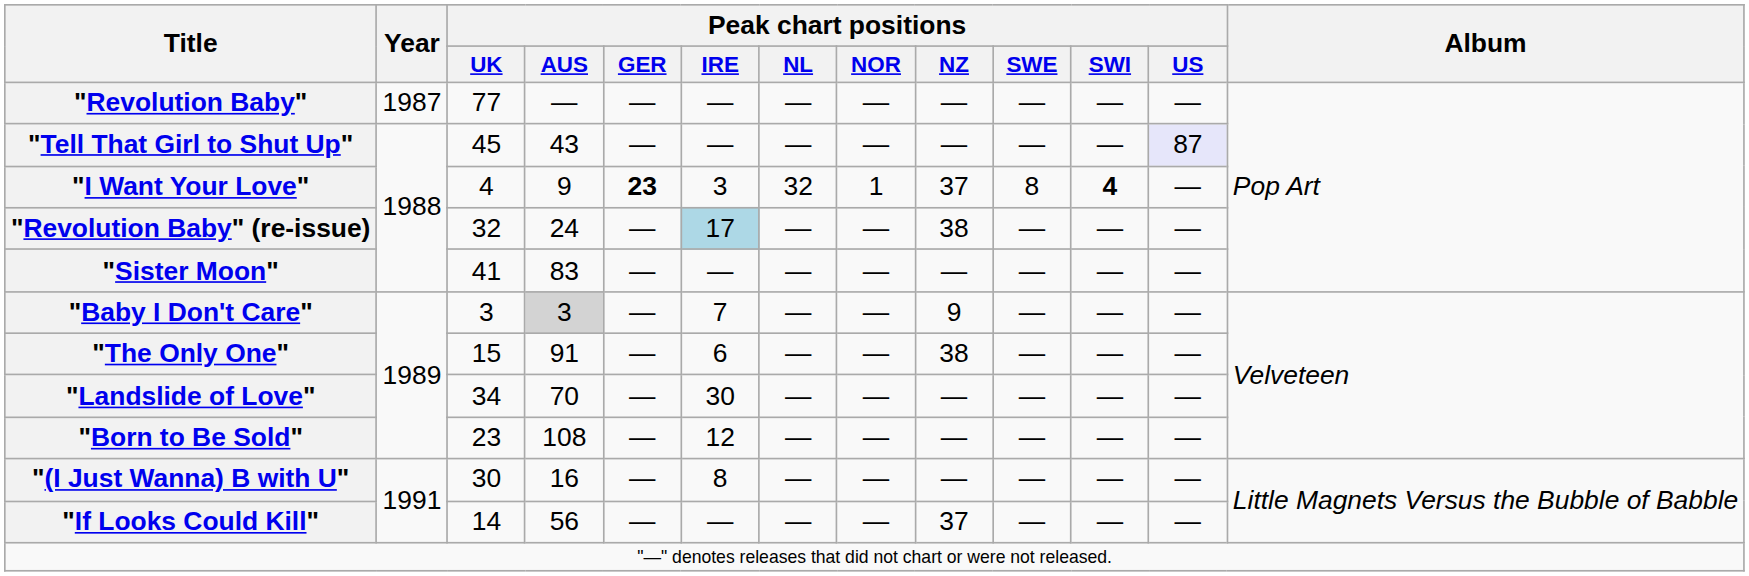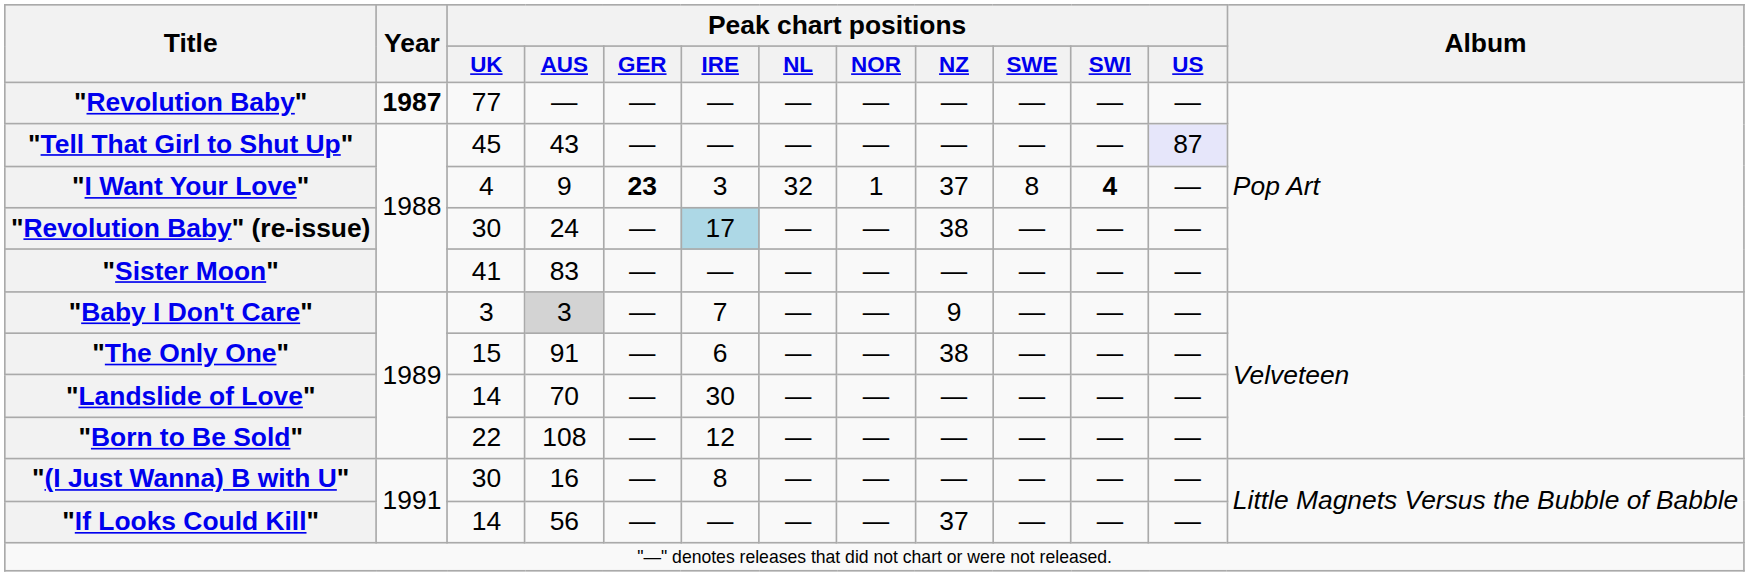(412, 102) normal -> (412, 102) bold
(486, 228) 32 -> (486, 228) 30
(486, 395) 34 -> (486, 395) 14
(486, 437) 23 -> (486, 437) 22
